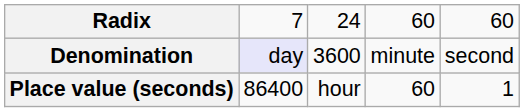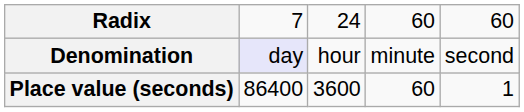(337, 55) 3600 -> (339, 55) hour
(339, 89) hour -> (337, 89) 3600
